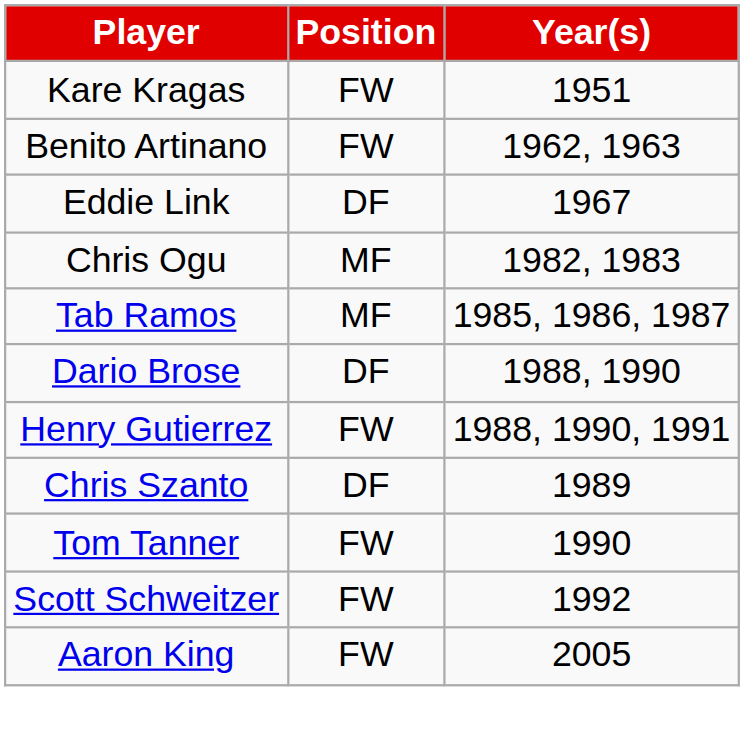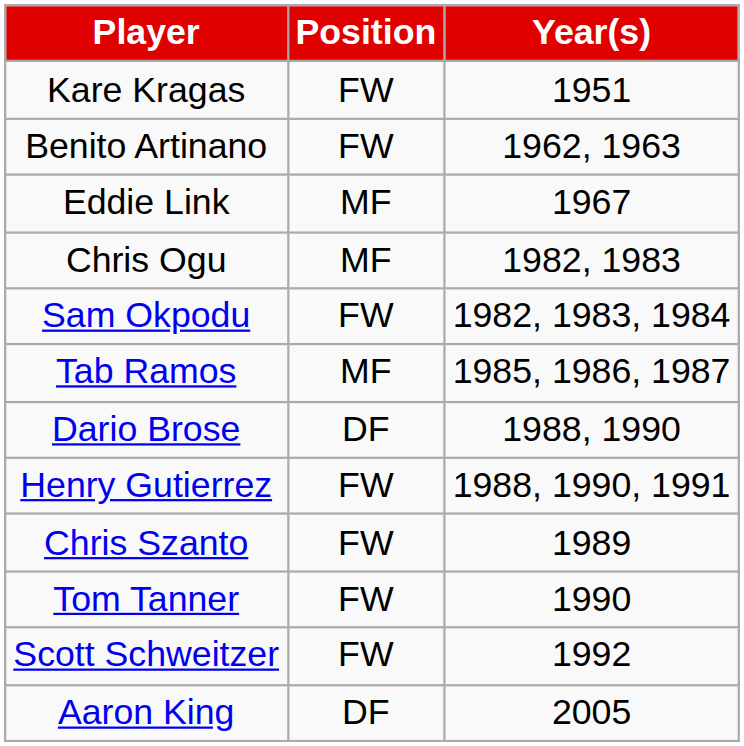(366, 202) DF -> (366, 202) MF
+ row: (146, 315)
(366, 485) DF -> (366, 542) FW
(366, 655) FW -> (366, 711) DF
